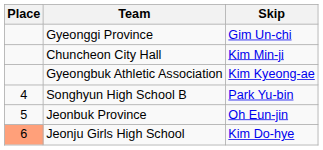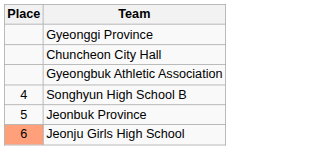- column: (272, 14)
